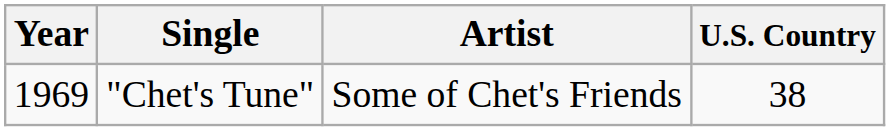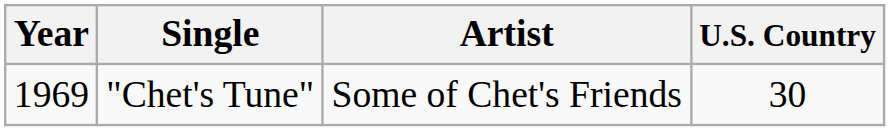(788, 93) 38 -> (788, 93) 30
